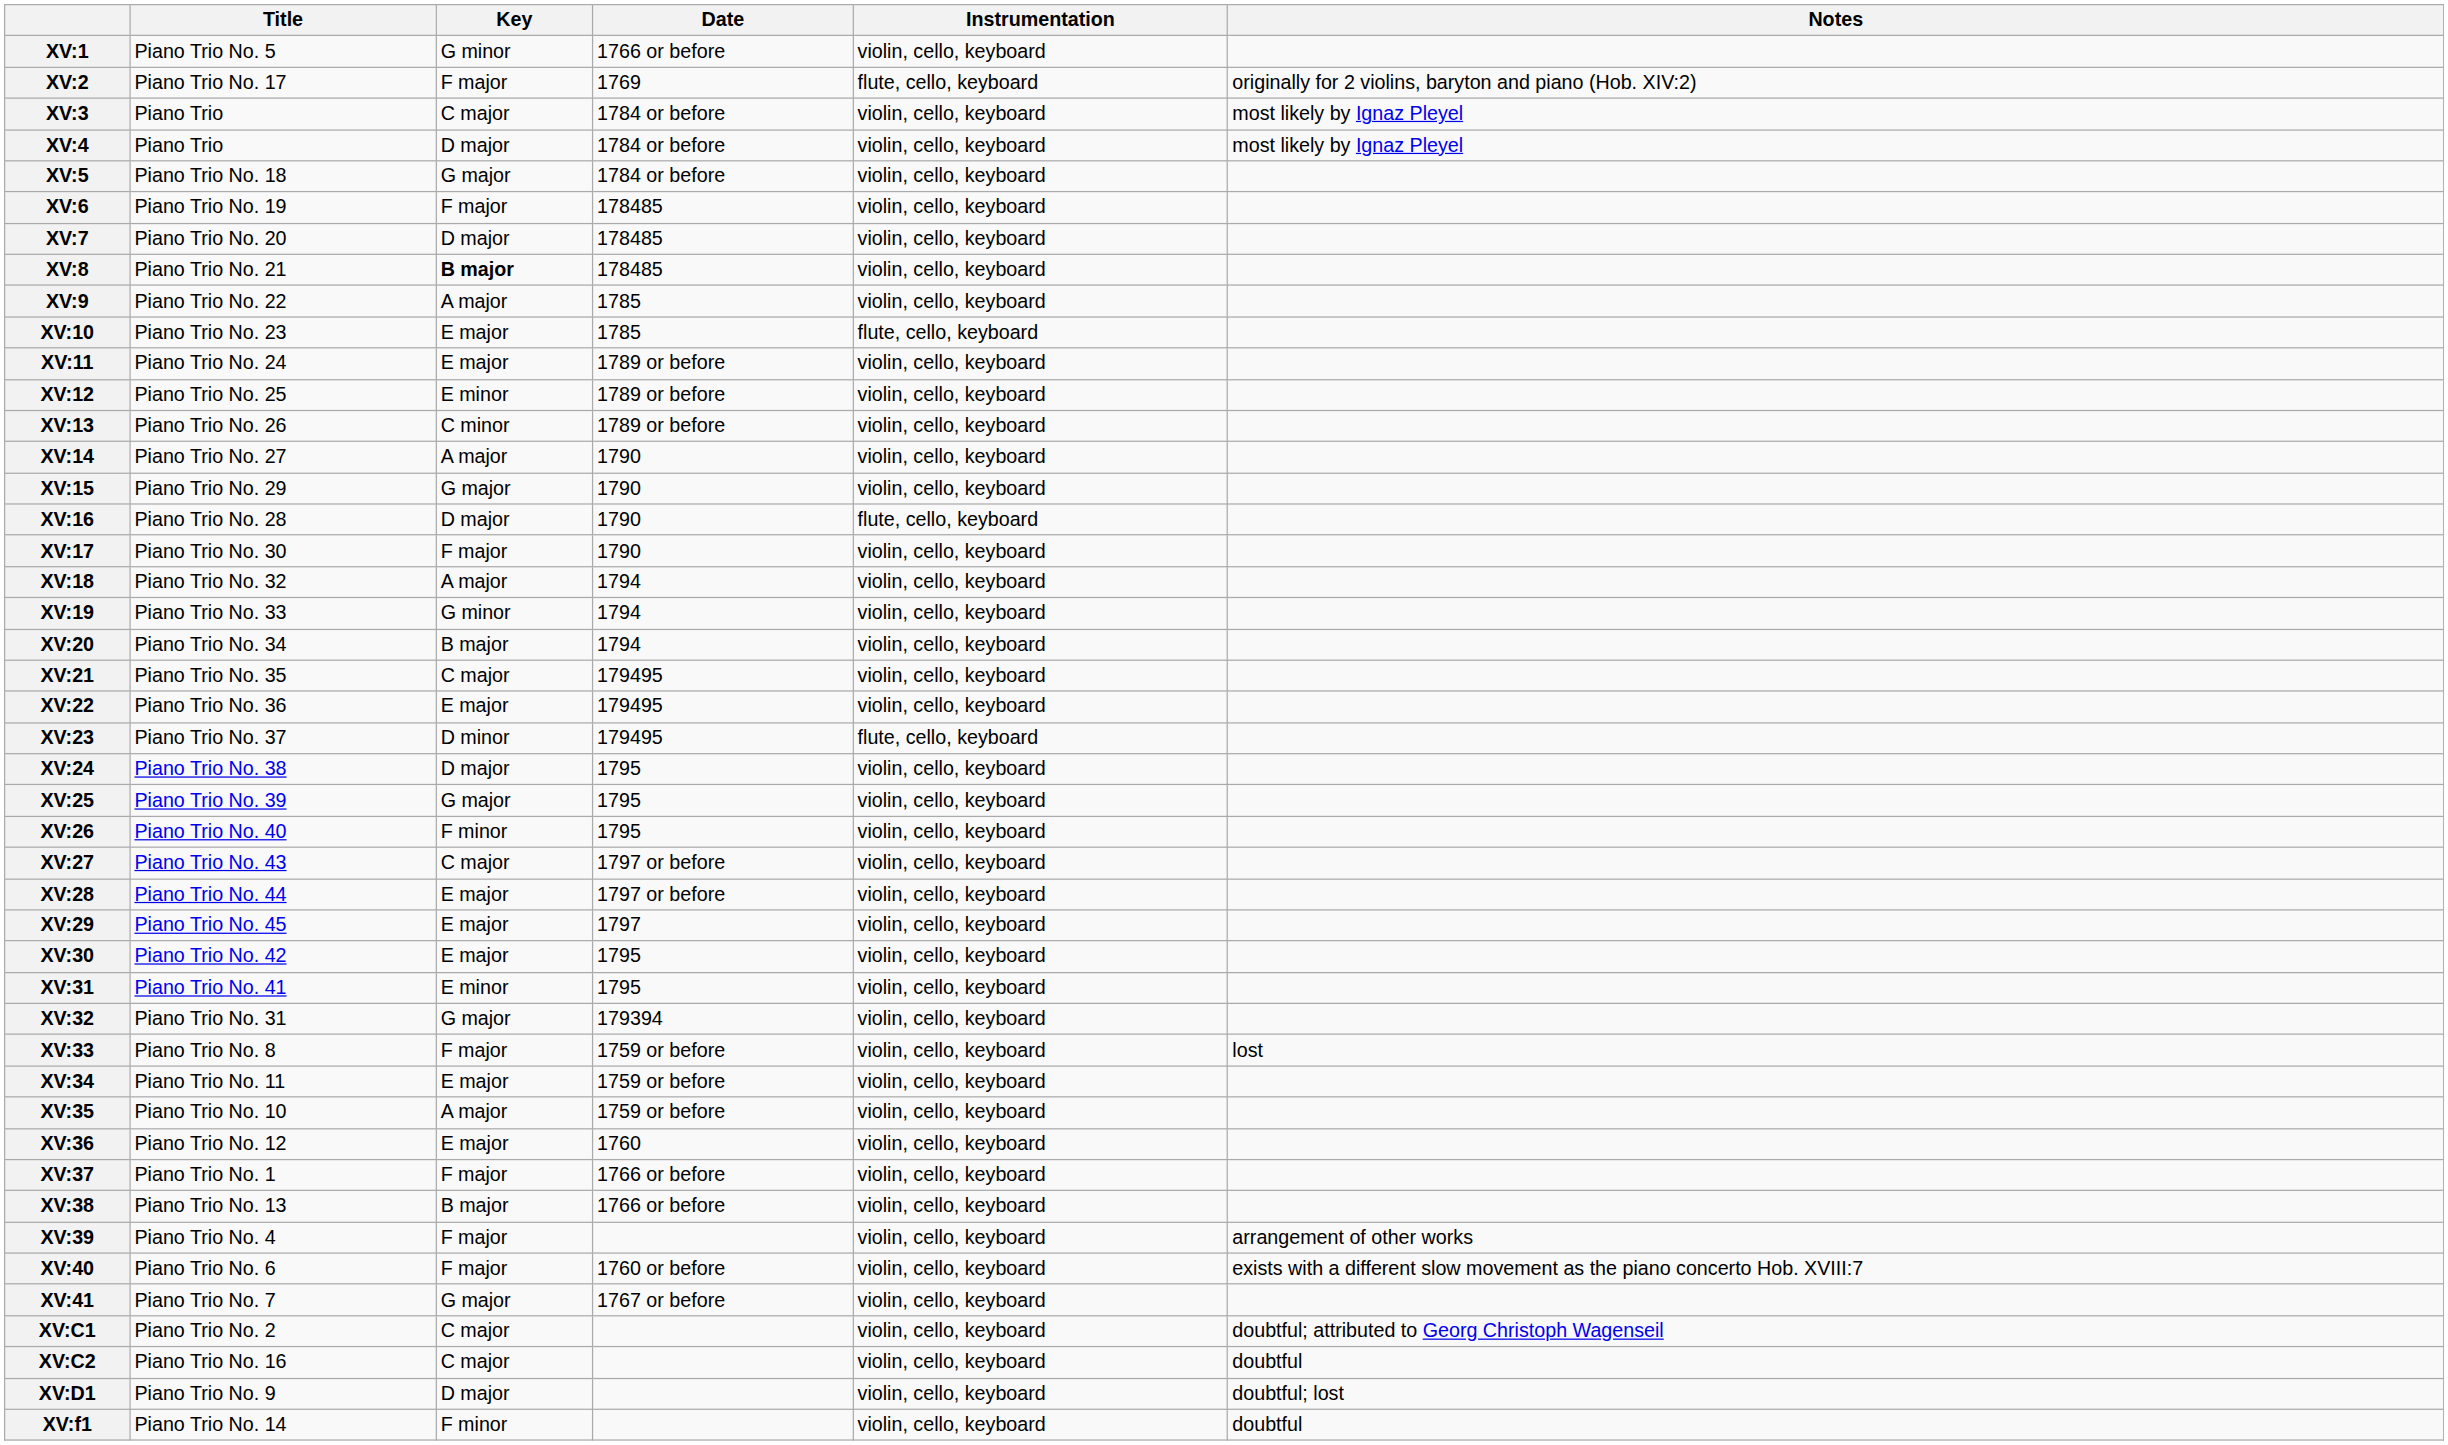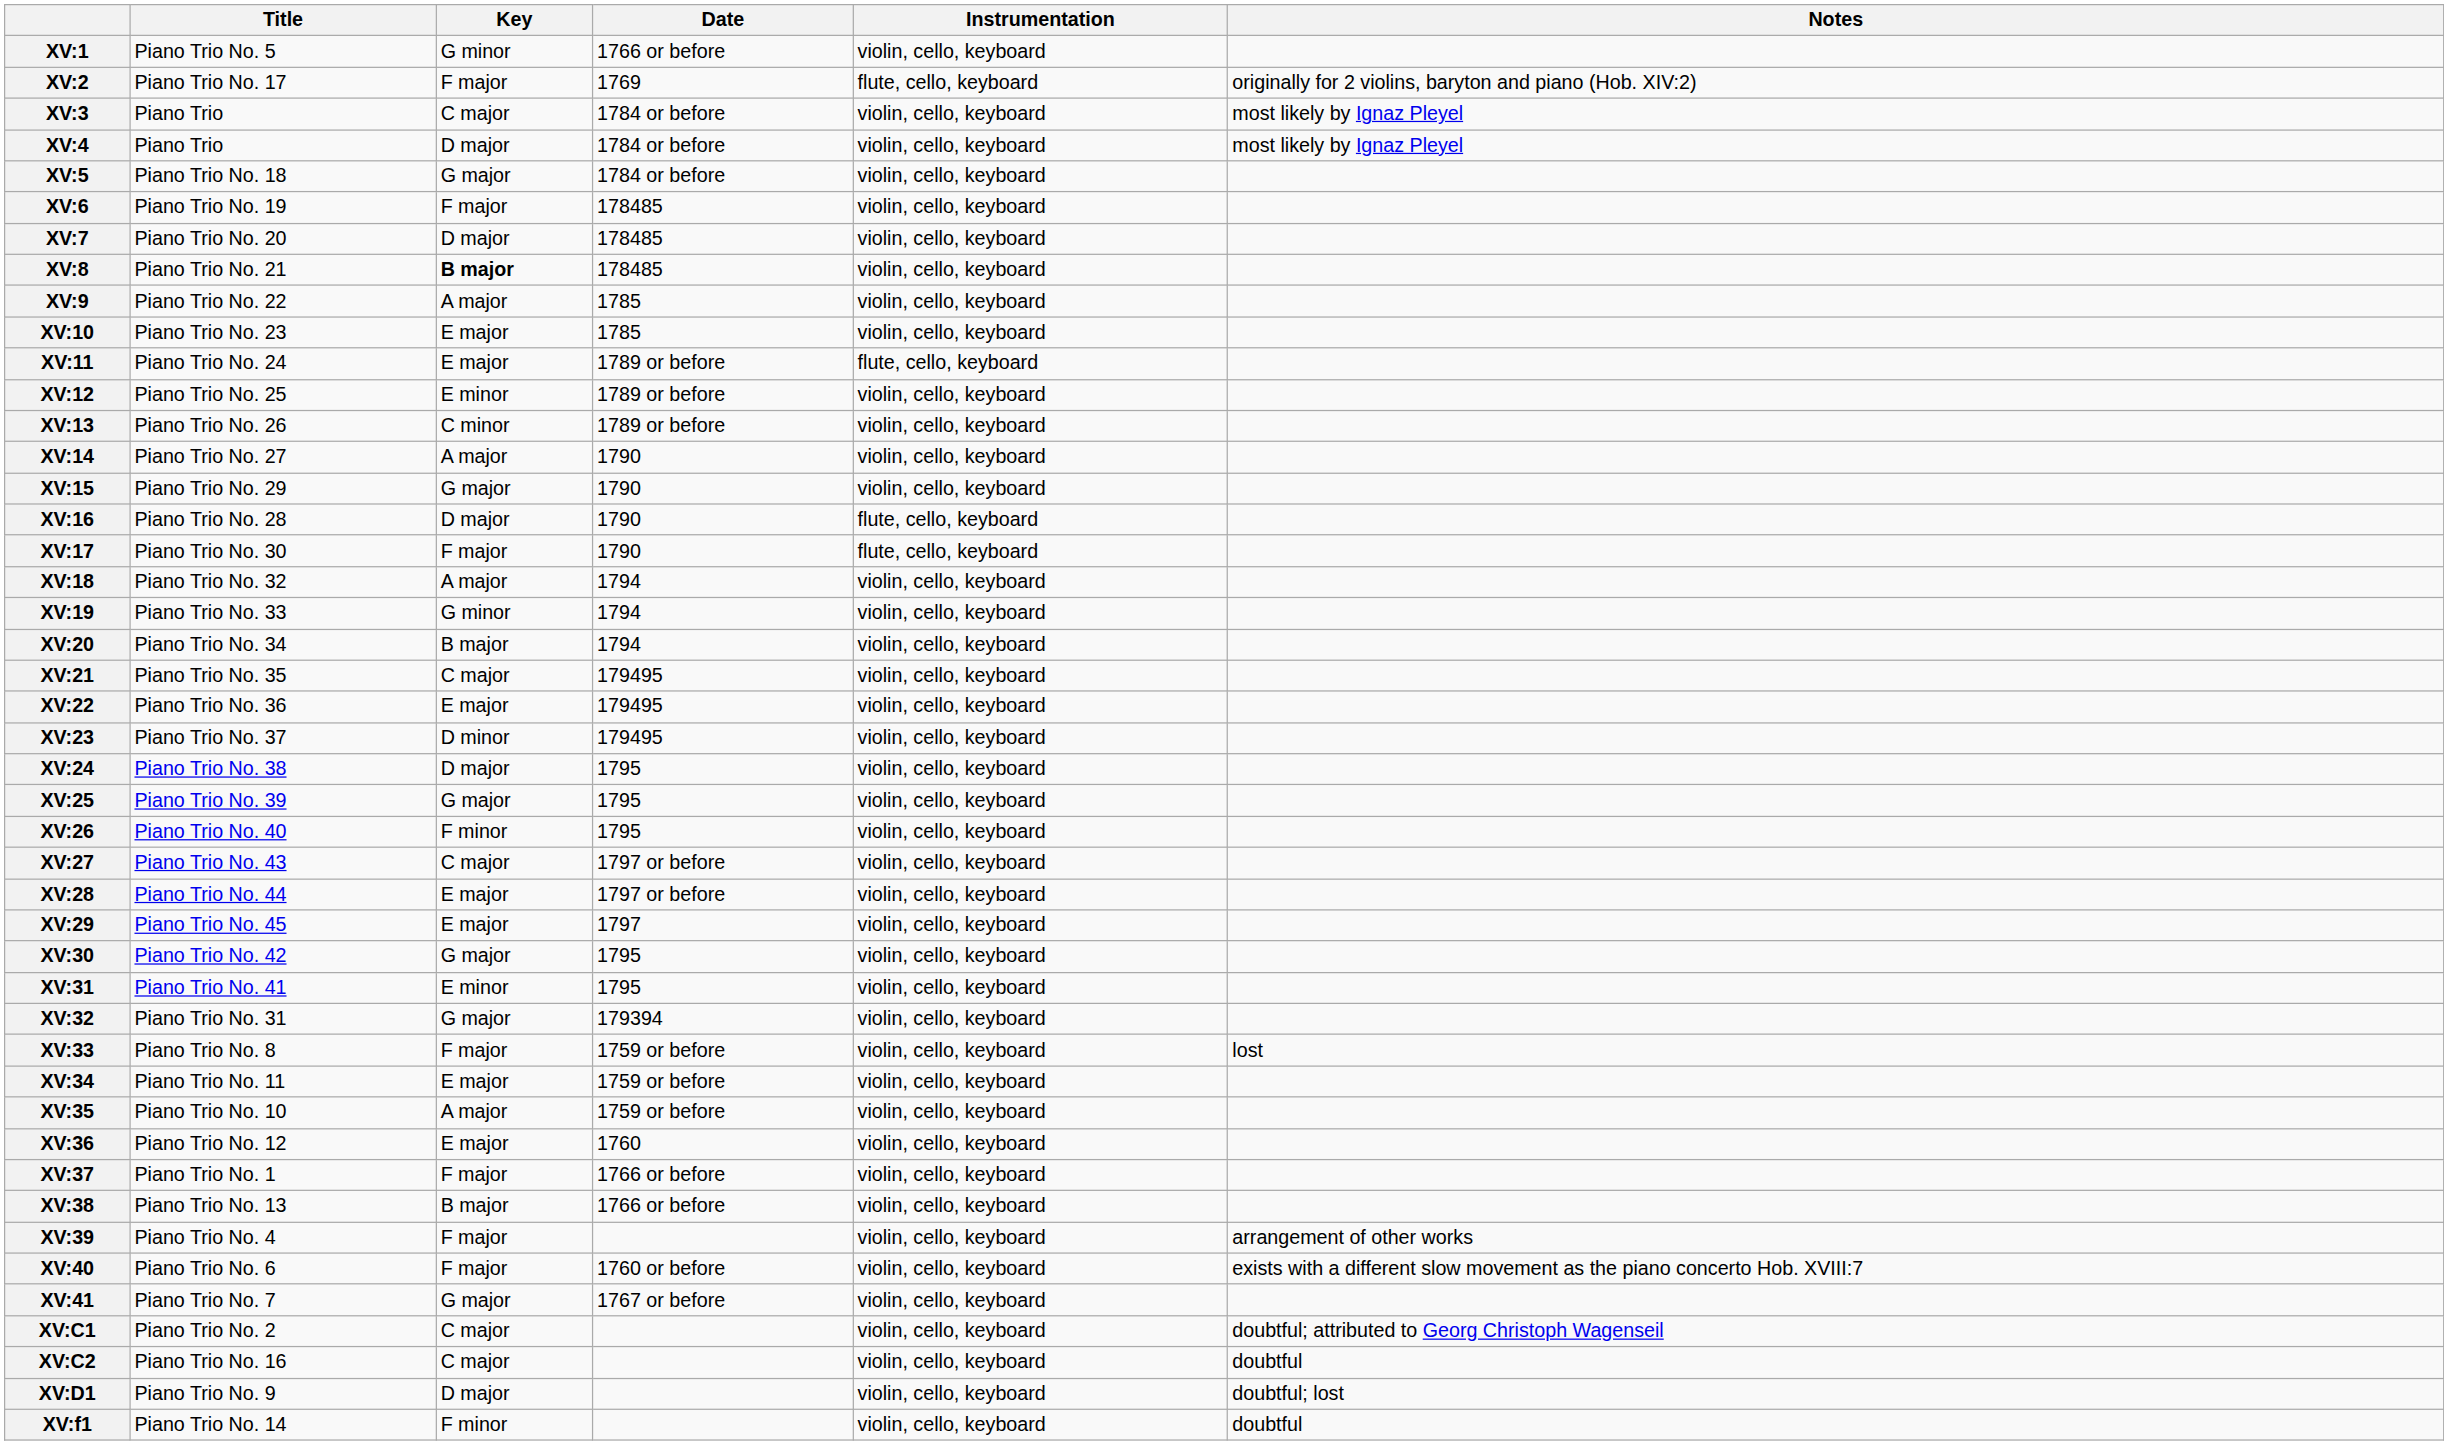(948, 332) flute, cello, keyboard -> (952, 332) violin, cello, keyboard
(952, 363) violin, cello, keyboard -> (948, 363) flute, cello, keyboard
(952, 550) violin, cello, keyboard -> (948, 550) flute, cello, keyboard
(948, 737) flute, cello, keyboard -> (952, 737) violin, cello, keyboard
(475, 956) E major -> (476, 956) G major
